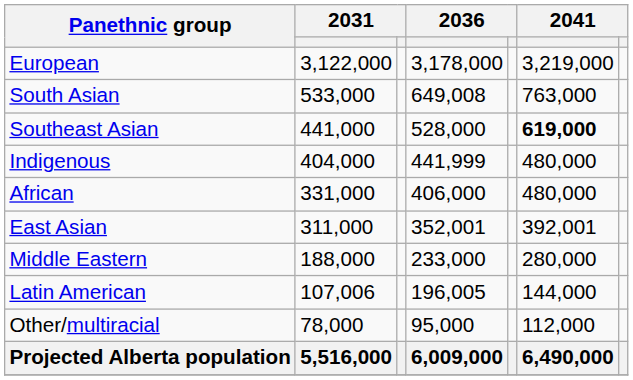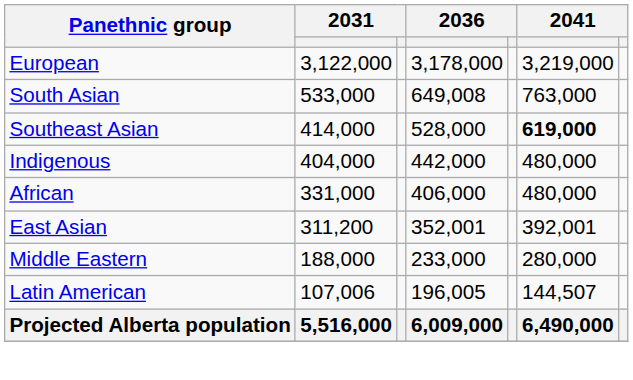(338, 128) 441,000 -> (338, 128) 414,000
(448, 161) 441,999 -> (448, 161) 442,000
(337, 226) 311,000 -> (337, 226) 311,200
(559, 292) 144,000 -> (559, 292) 144,507
- row: (85, 324)
